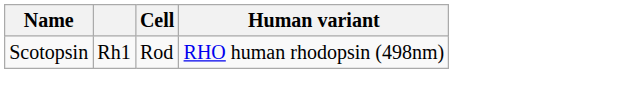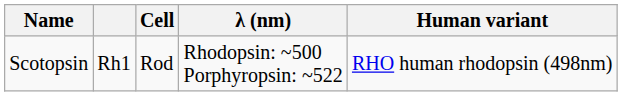+ column: (263, 20)
